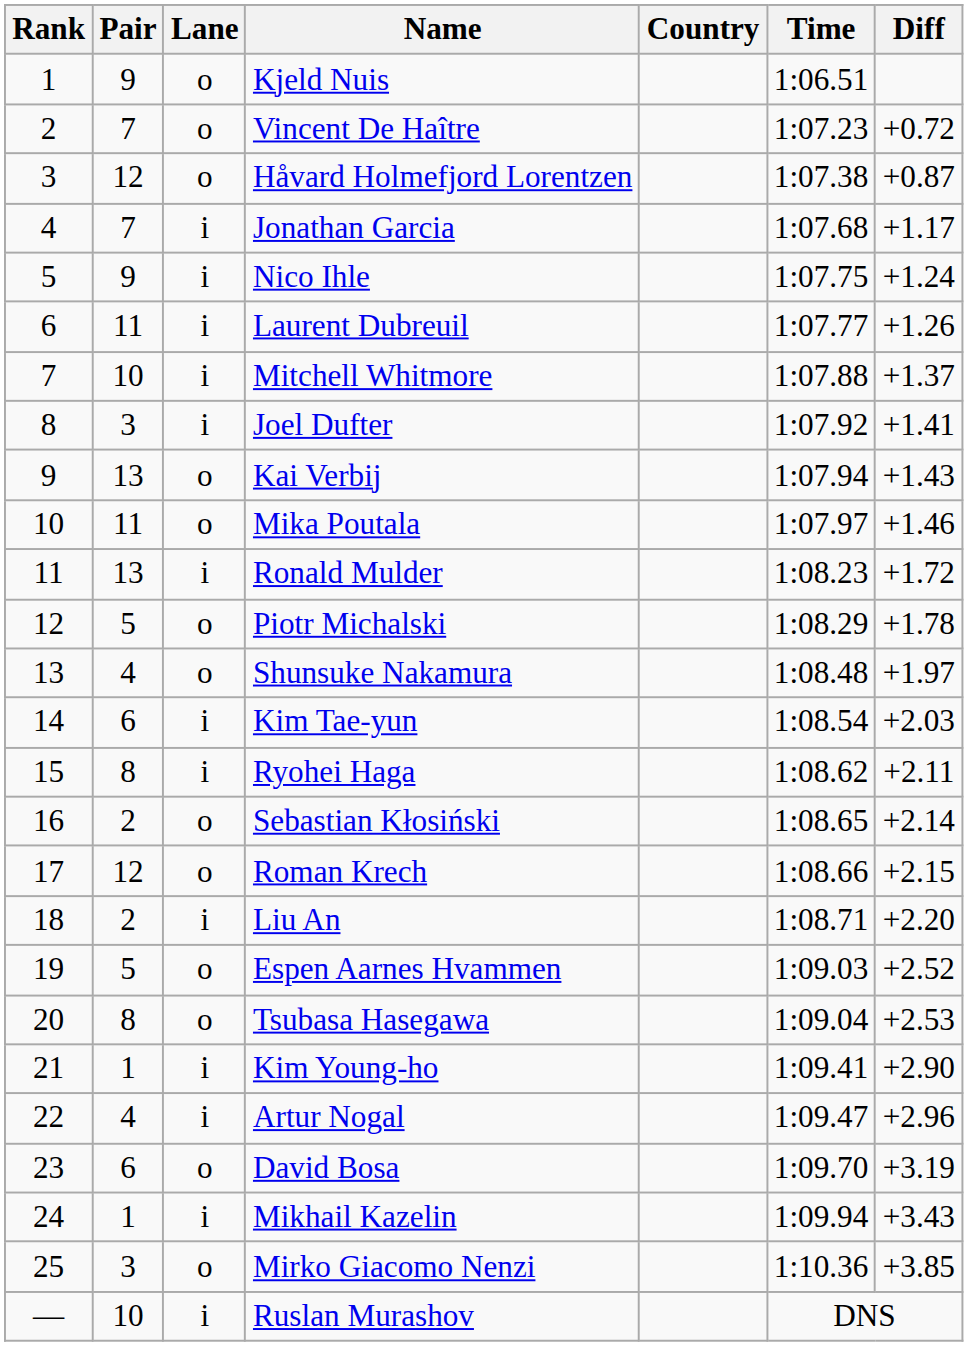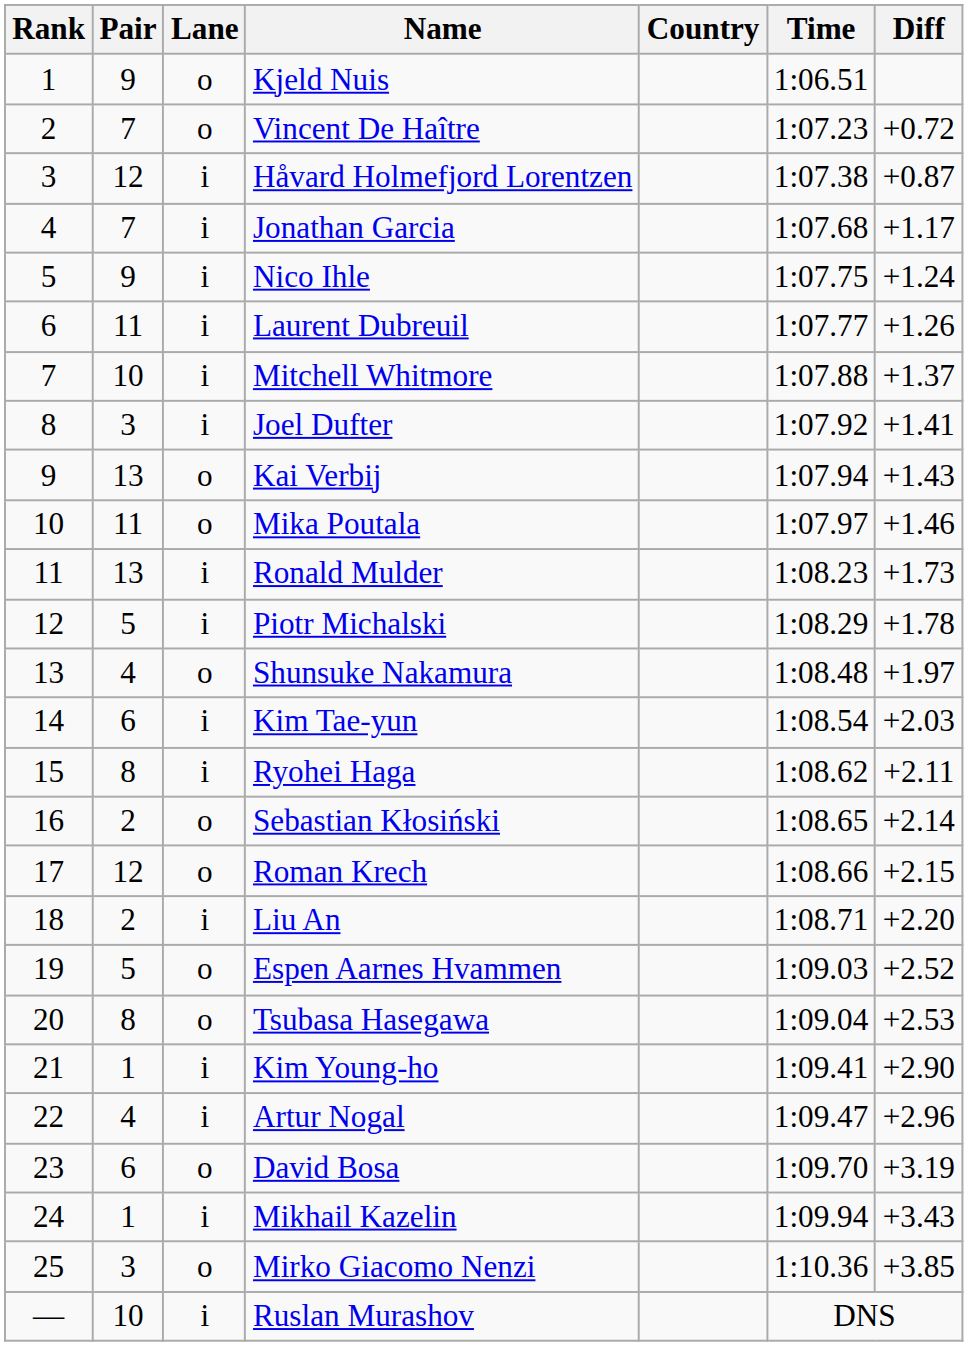(205, 177) o -> (205, 177) i
(919, 573) +1.72 -> (919, 573) +1.73
(205, 623) o -> (205, 623) i
